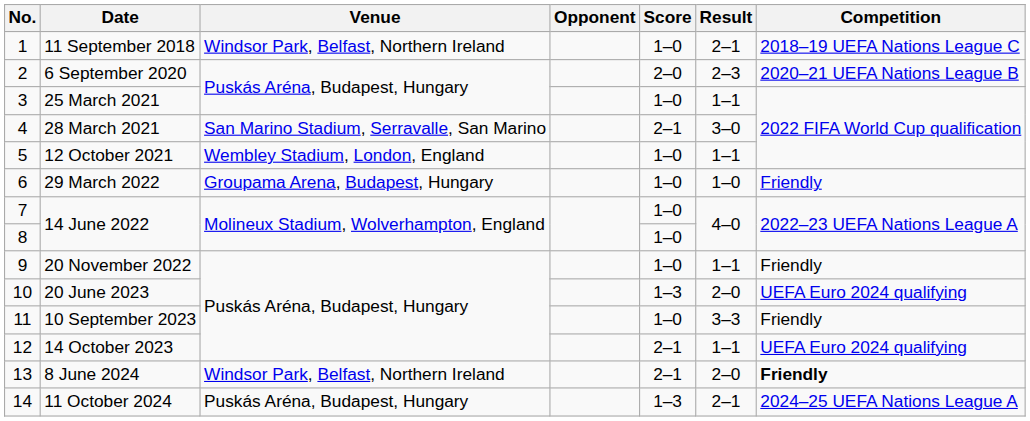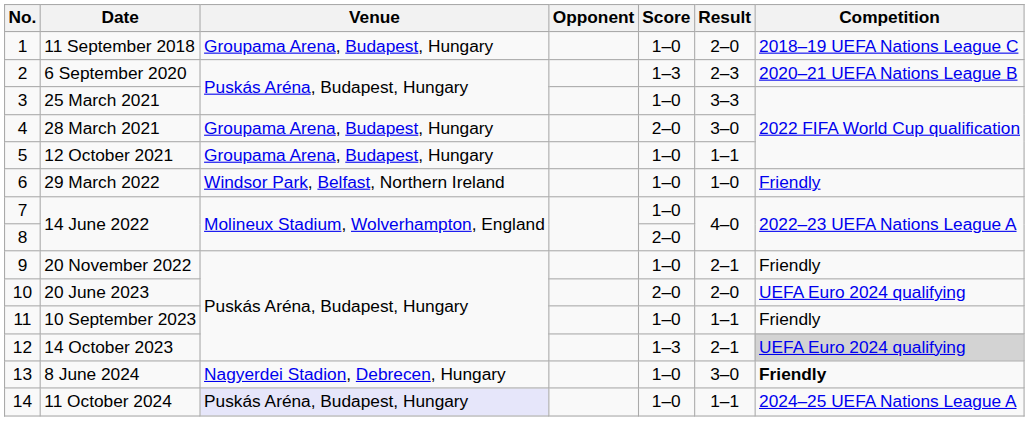(354, 45) Windsor Park, Belfast, Northern Ireland -> (349, 45) Groupama Arena, Budapest, Hungary
(726, 45) 2–1 -> (725, 45) 2–0
(668, 73) 2–0 -> (666, 73) 1–3
(726, 100) 1–1 -> (725, 100) 3–3
(375, 127) San Marino Stadium, Serravalle, San Marino -> (349, 127) Groupama Arena, Budapest, Hungary
(668, 127) 2–1 -> (666, 127) 2–0
(344, 155) Wembley Stadium, London, England -> (349, 155) Groupama Arena, Budapest, Hungary
(349, 182) Groupama Arena, Budapest, Hungary -> (354, 182) Windsor Park, Belfast, Northern Ireland
(668, 237) 1–0 -> (666, 237) 2–0
(726, 264) 1–1 -> (725, 264) 2–1
(668, 292) 1–3 -> (666, 292) 2–0
(726, 319) 3–3 -> (725, 319) 1–1
(668, 347) 2–1 -> (666, 347) 1–3
(726, 347) 1–1 -> (725, 347) 2–1
(864, 347) no background -> (862, 347) lightgrey background
(354, 374) Windsor Park, Belfast, Northern Ireland -> (355, 374) Nagyerdei Stadion, Debrecen, Hungary
(668, 374) 2–1 -> (666, 374) 1–0
(726, 374) 2–0 -> (725, 374) 3–0
(336, 401) no background -> (336, 401) lavender background
(668, 401) 1–3 -> (666, 401) 1–0
(726, 401) 2–1 -> (725, 401) 1–1
